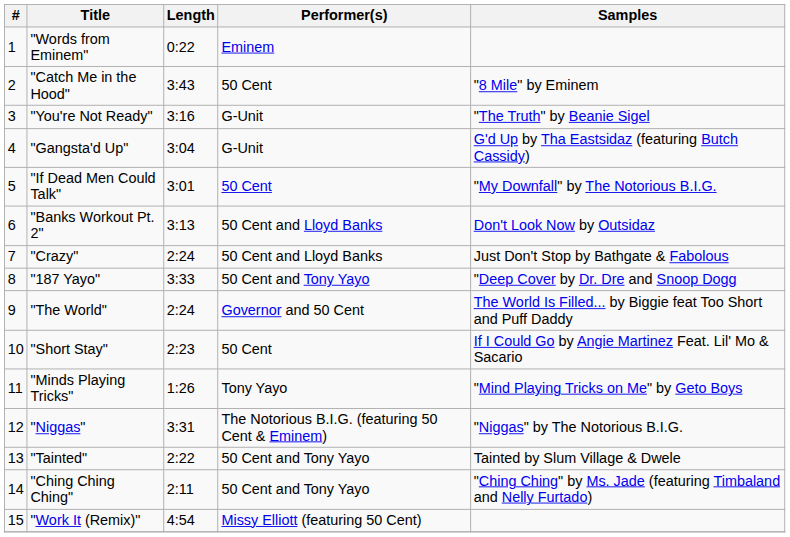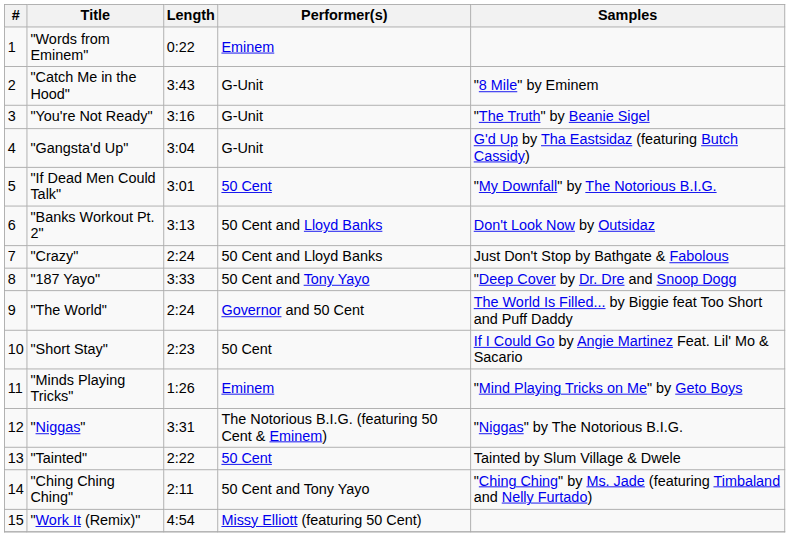(247, 85) 50 Cent -> (242, 85) G-Unit
(254, 388) Tony Yayo -> (248, 388) Eminem
(295, 458) 50 Cent and Tony Yayo -> (247, 458) 50 Cent
